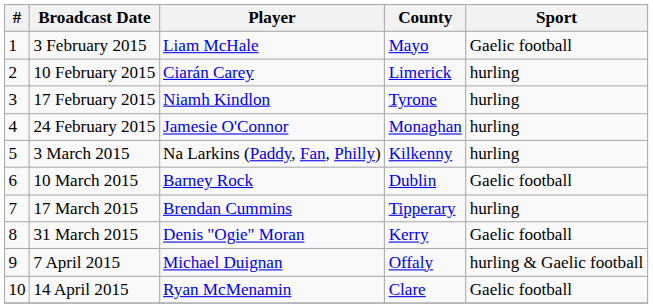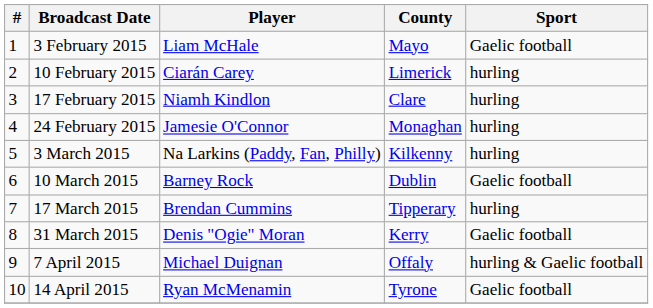(413, 99) Tyrone -> (407, 99) Clare
(407, 289) Clare -> (413, 289) Tyrone
